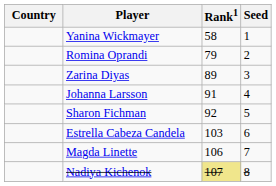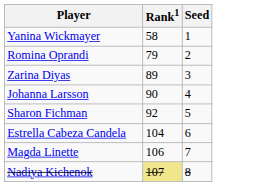- column: (34, 15)
(211, 94) 91 -> (152, 94) 90
(214, 133) 103 -> (155, 133) 104
